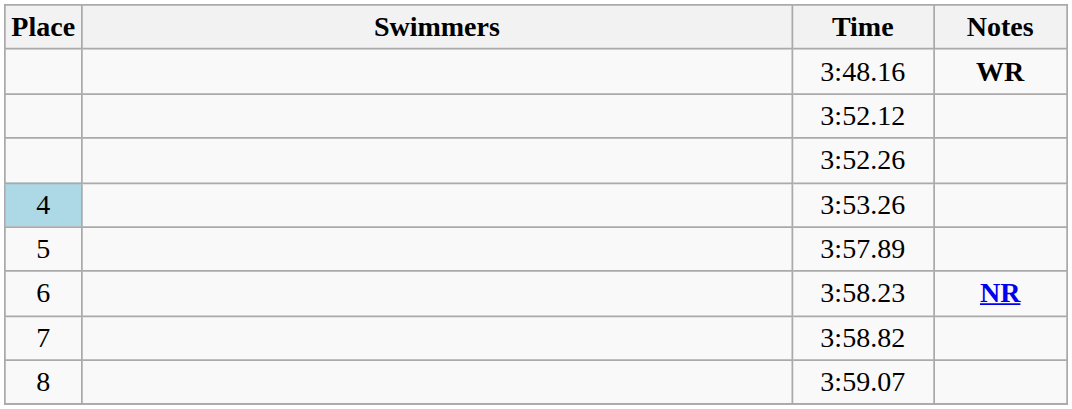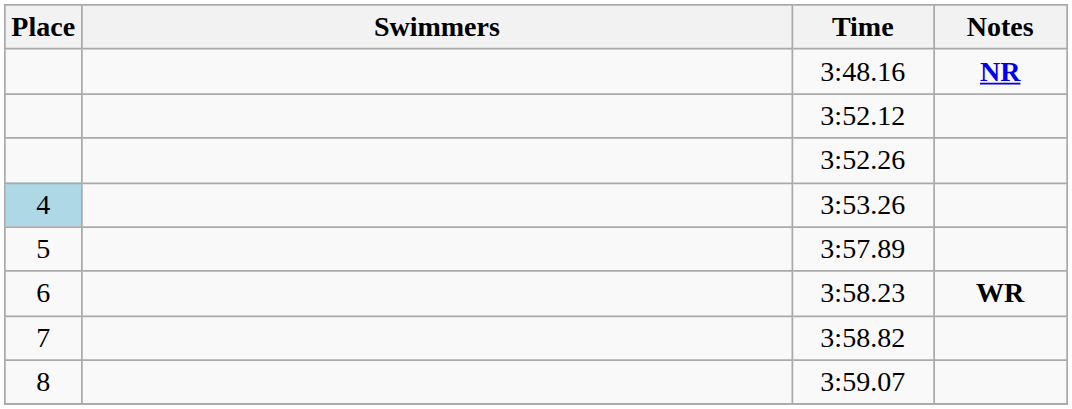(1000, 71) WR -> (1000, 71) NR
(1000, 293) NR -> (1000, 293) WR
